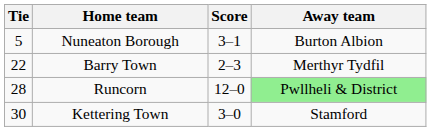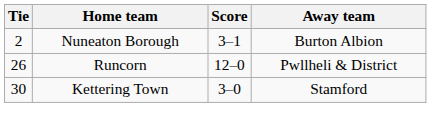(19, 41) 5 -> (19, 41) 2
- row: (120, 65)
(19, 89) 28 -> (19, 65) 26
(339, 89) lightgreen background -> (339, 65) no background
